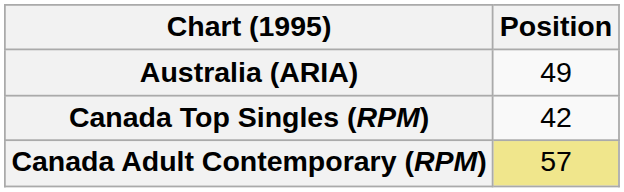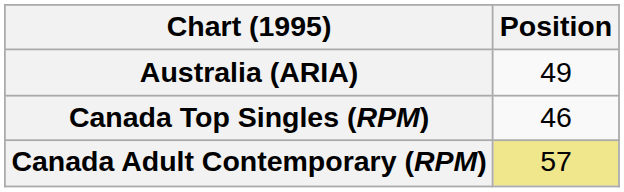(556, 117) 42 -> (556, 117) 46
